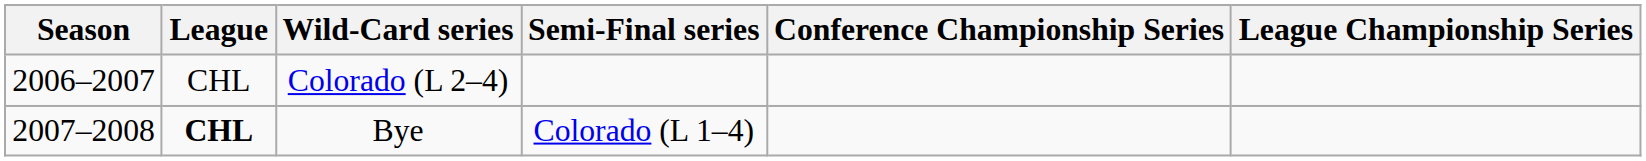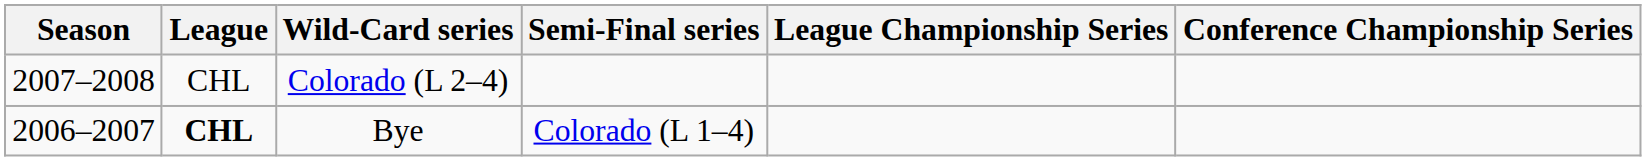columns swapped: (999, 29) <-> (1436, 29)
(84, 79) 2006–2007 -> (84, 79) 2007–2008
(84, 130) 2007–2008 -> (84, 130) 2006–2007
